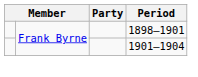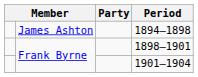+ row: (163, 30)
